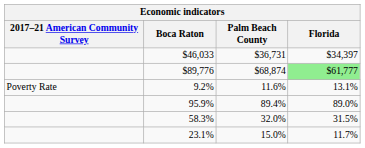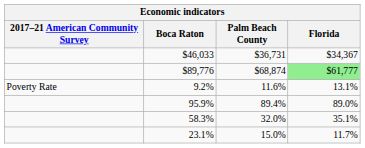(342, 56) $34,397 -> (342, 56) $34,367
(345, 119) 31.5% -> (345, 119) 35.1%
